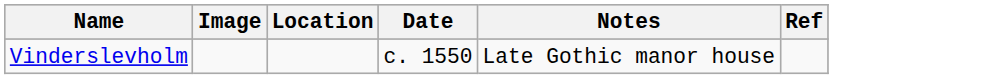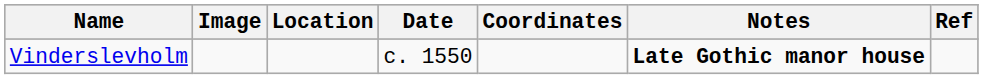+ column: (553, 22)
(629, 57) normal -> (779, 57) bold
